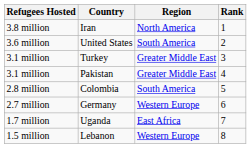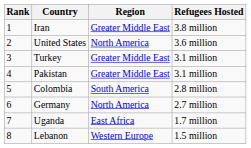columns swapped: (232, 12) <-> (41, 12)
(166, 27) North America -> (130, 27) Greater Middle East
(166, 43) South America -> (120, 43) North America
(168, 105) Western Europe -> (120, 105) North America
